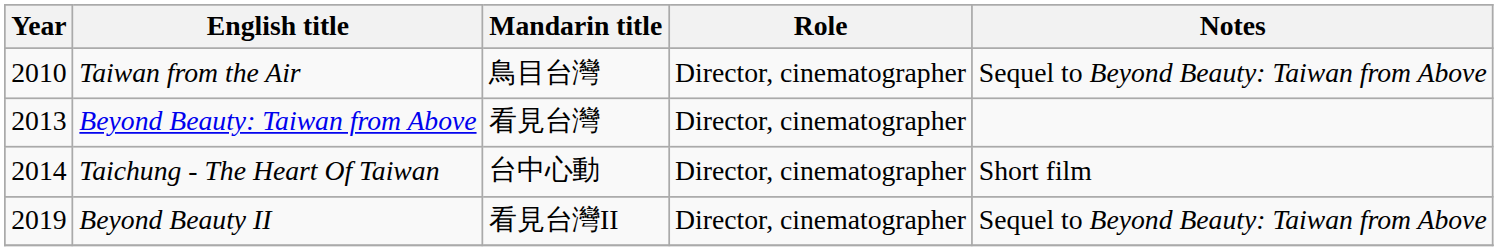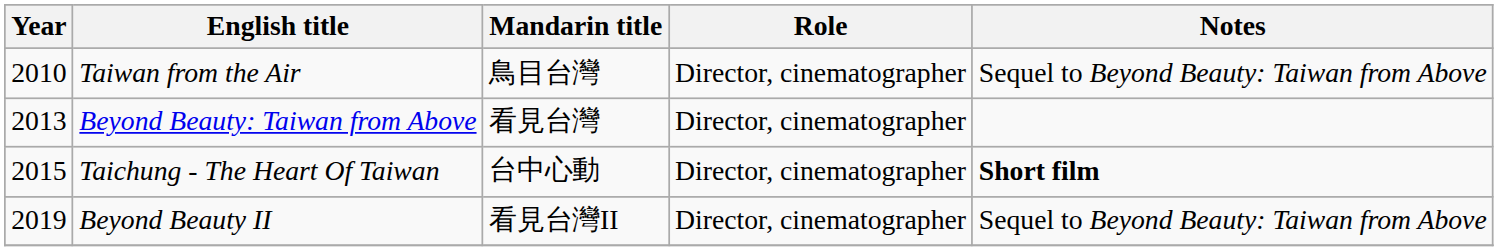(39, 171) 2014 -> (39, 171) 2015
(1035, 171) normal -> (1039, 171) bold
